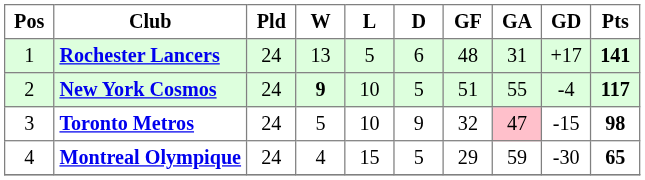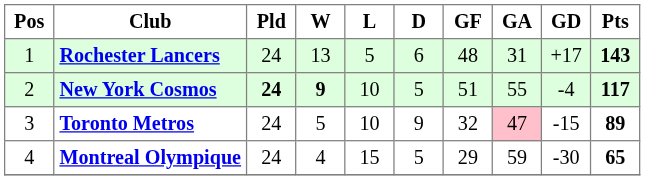(615, 55) 141 -> (615, 55) 143
(271, 89) normal -> (271, 89) bold
(615, 123) 98 -> (615, 123) 89
